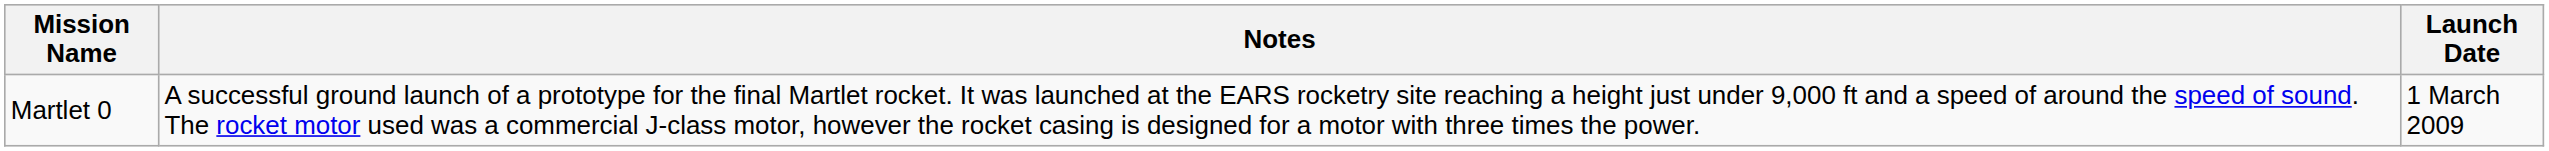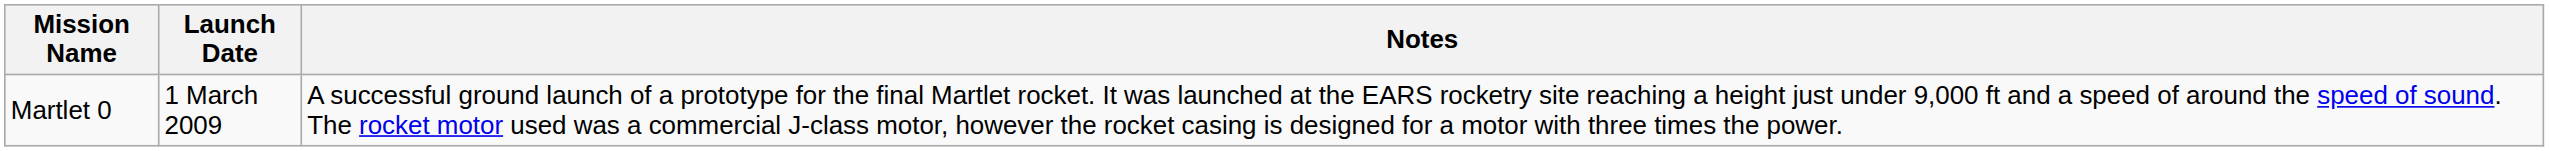columns swapped: (2472, 39) <-> (1280, 39)
